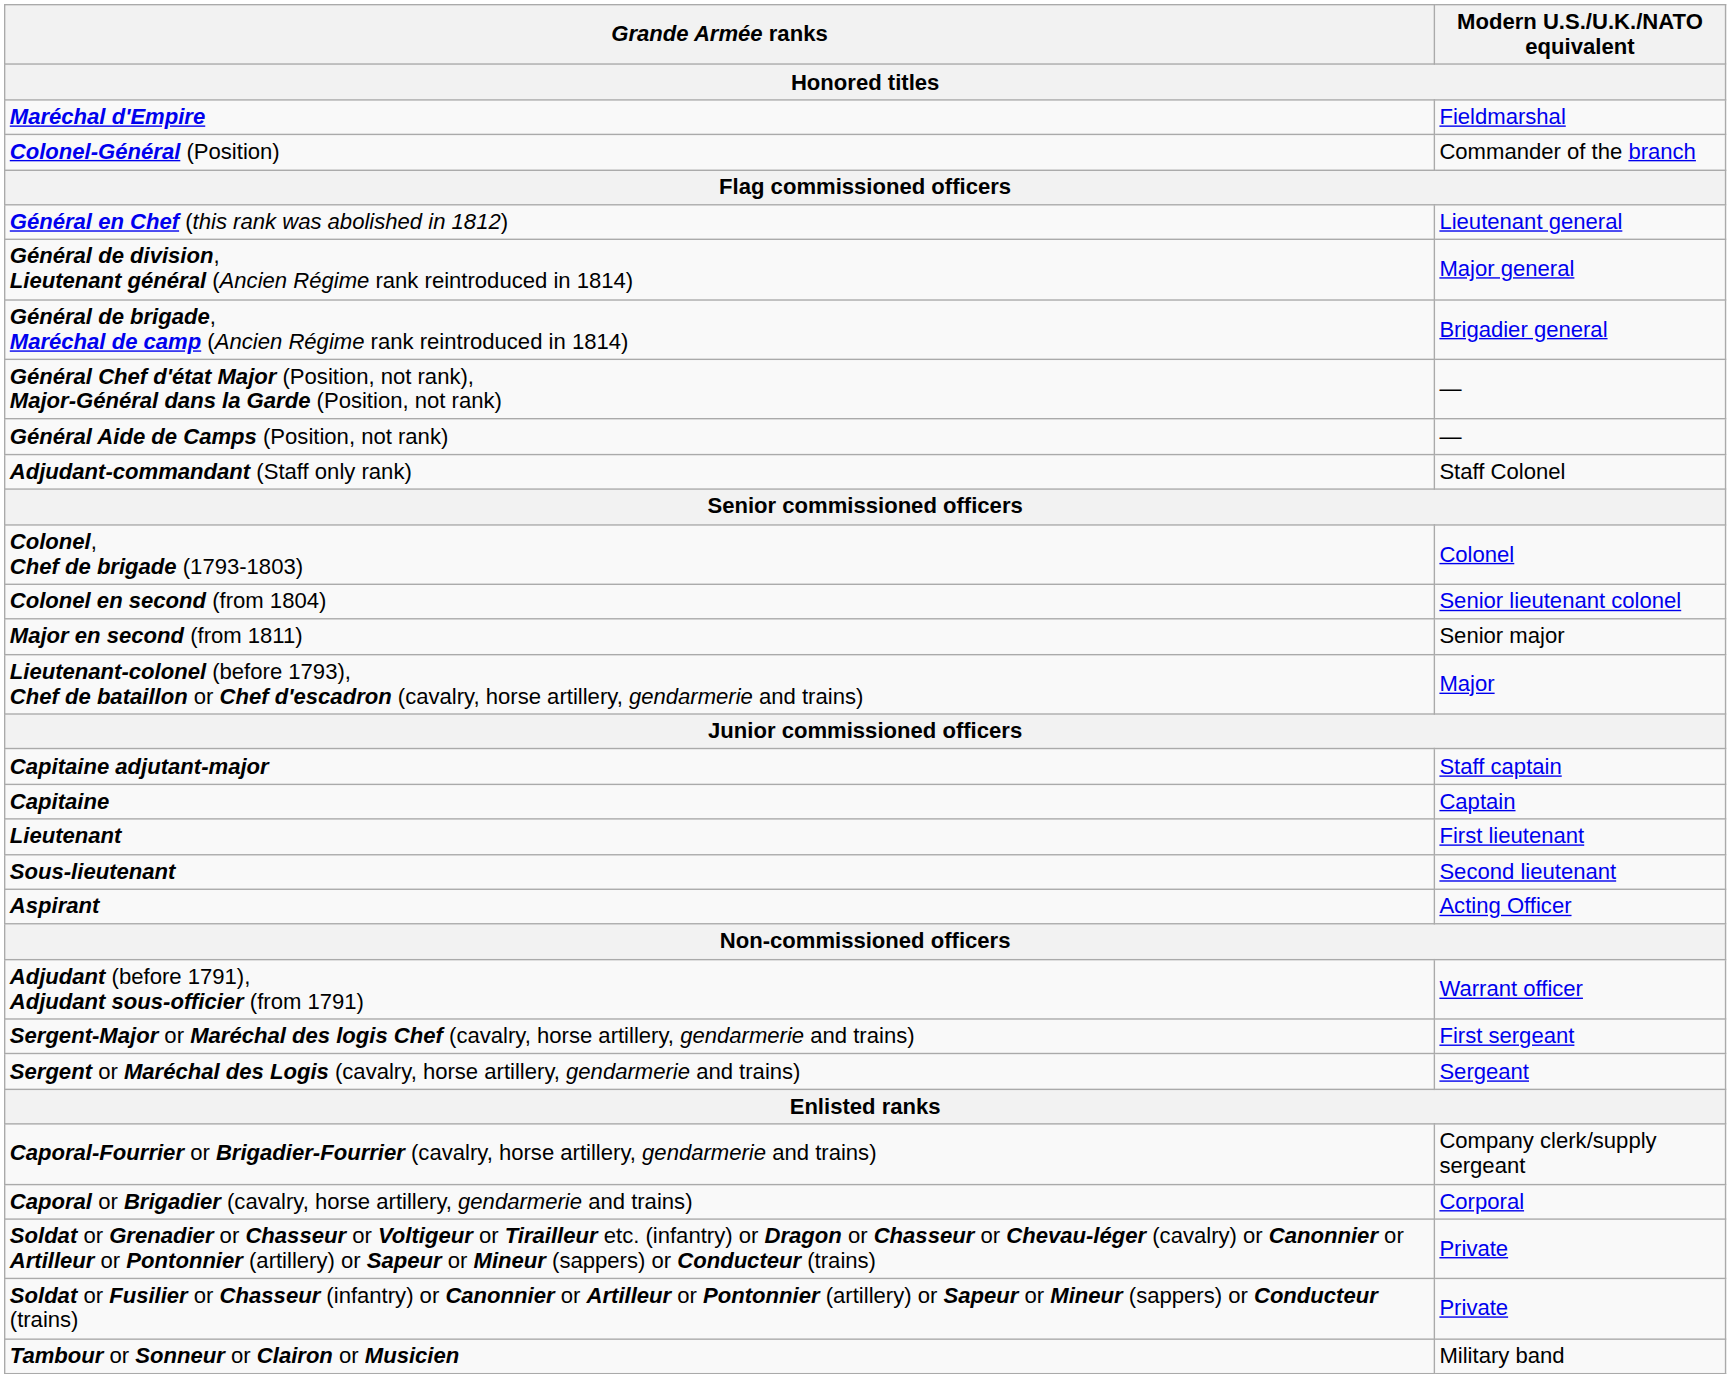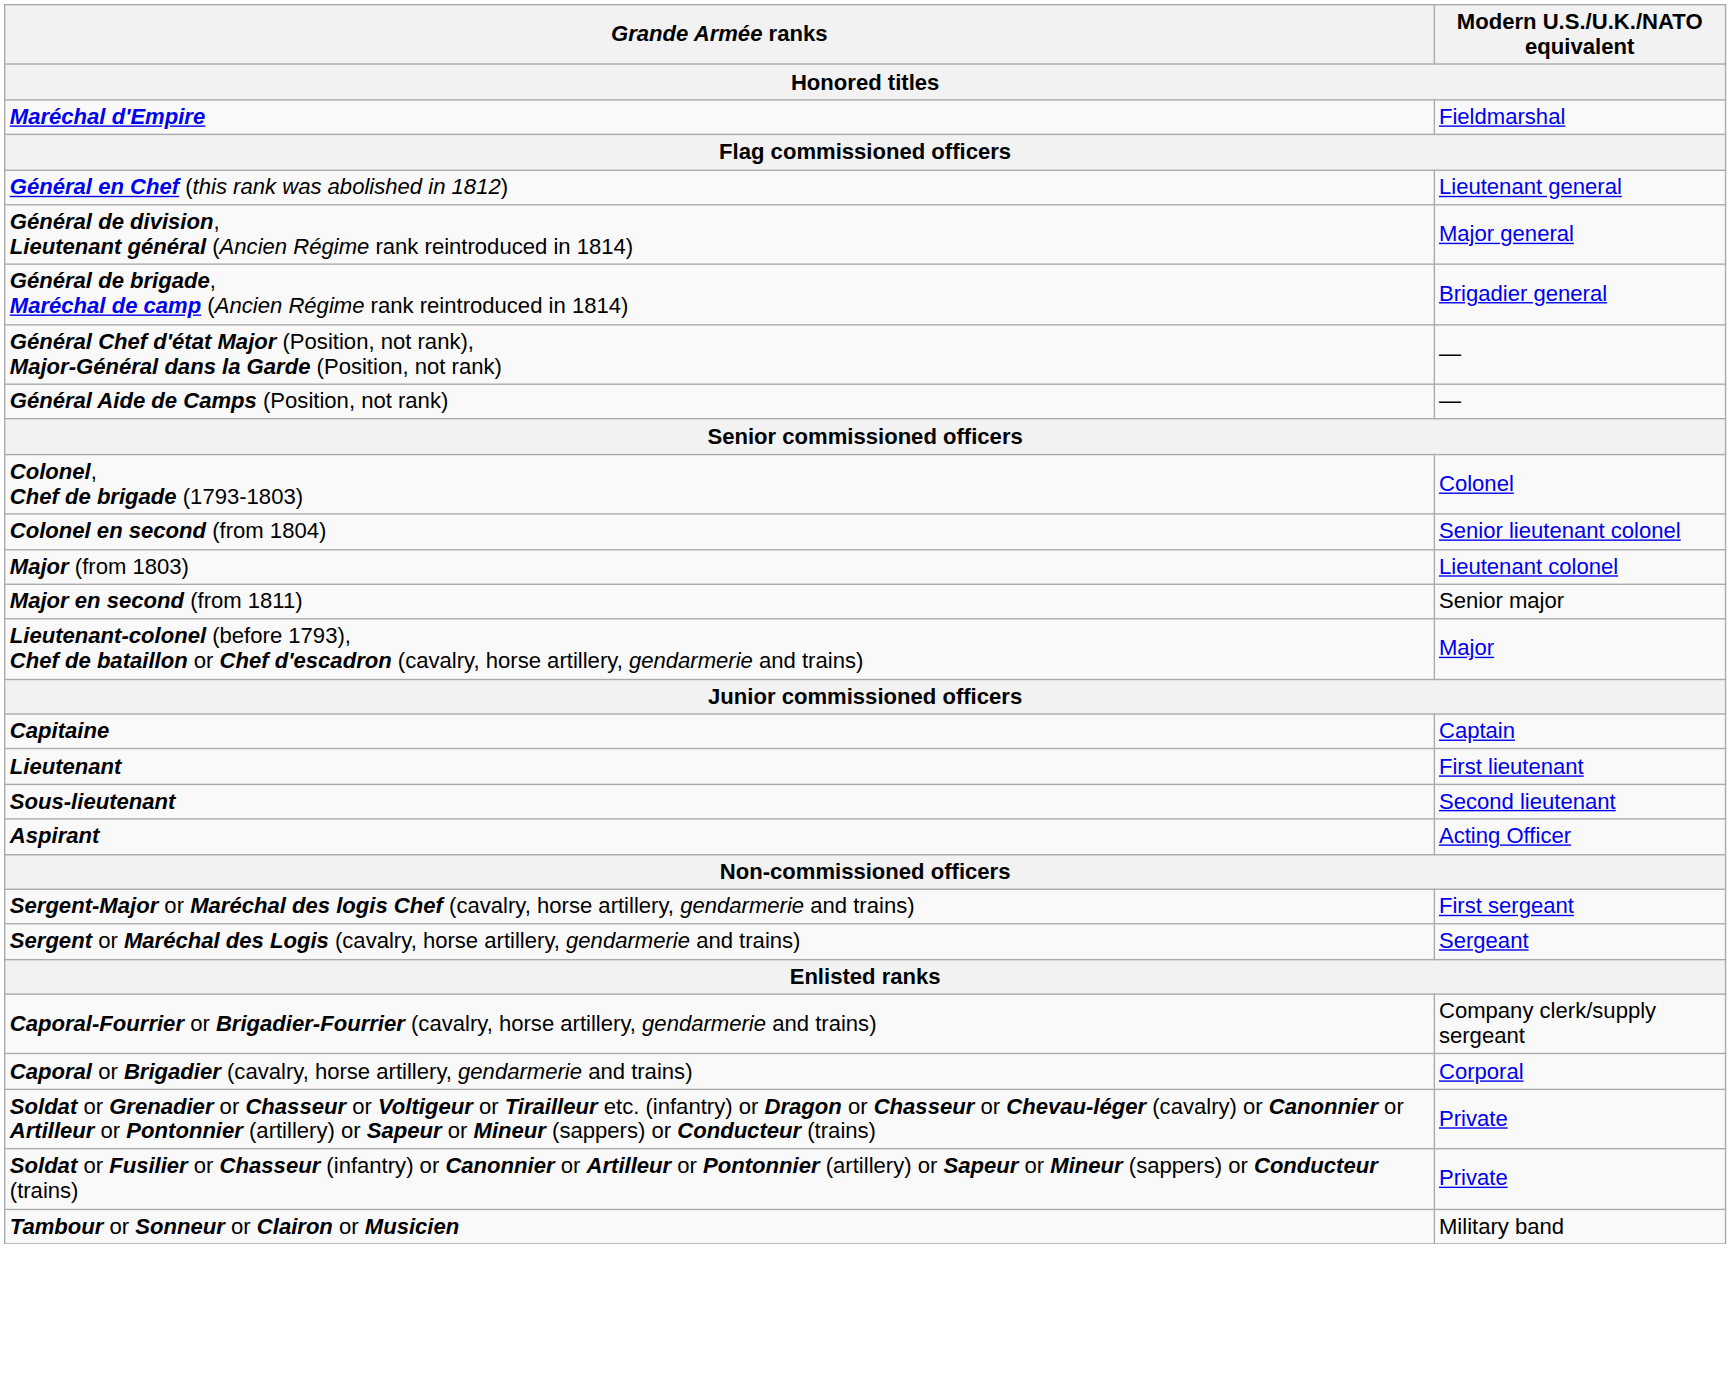- row: (145, 151)
- row: (211, 471)
+ row: (99, 566)
- row: (139, 766)
- row: (187, 988)
